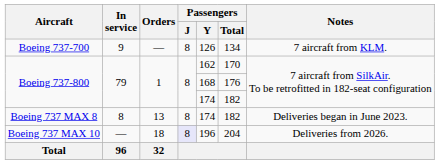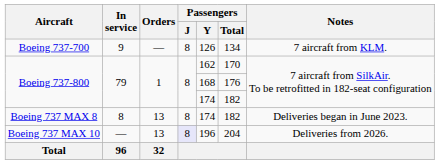(159, 133) 18 -> (159, 133) 13
